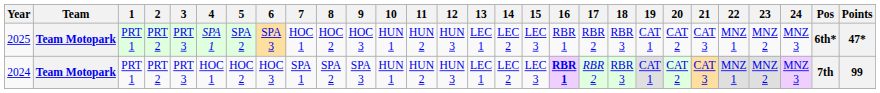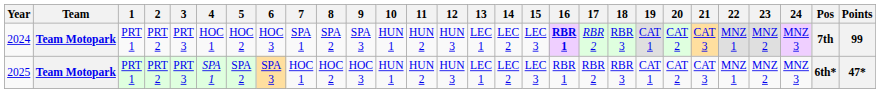rows swapped: (19, 72) <-> (19, 39)
